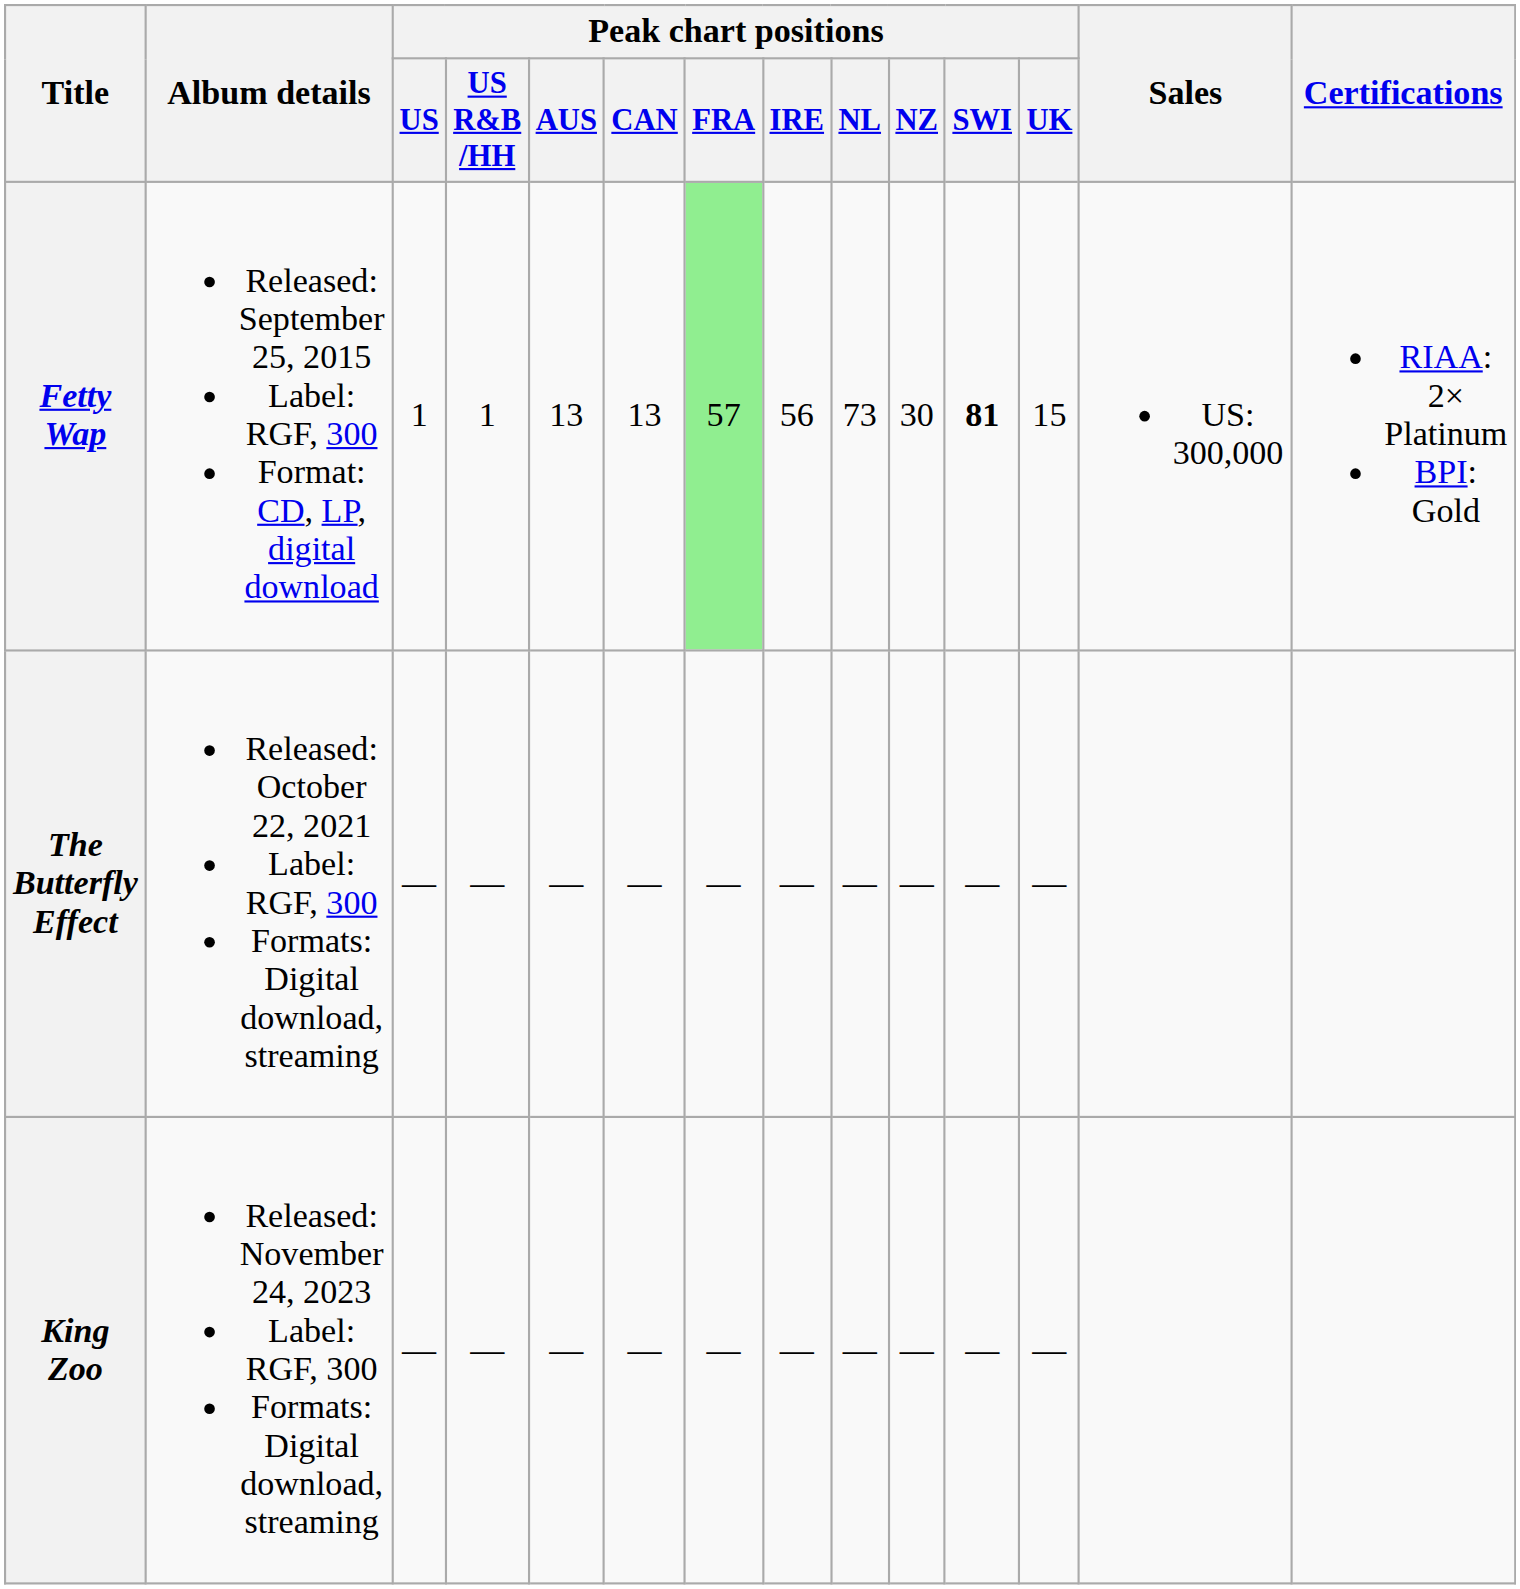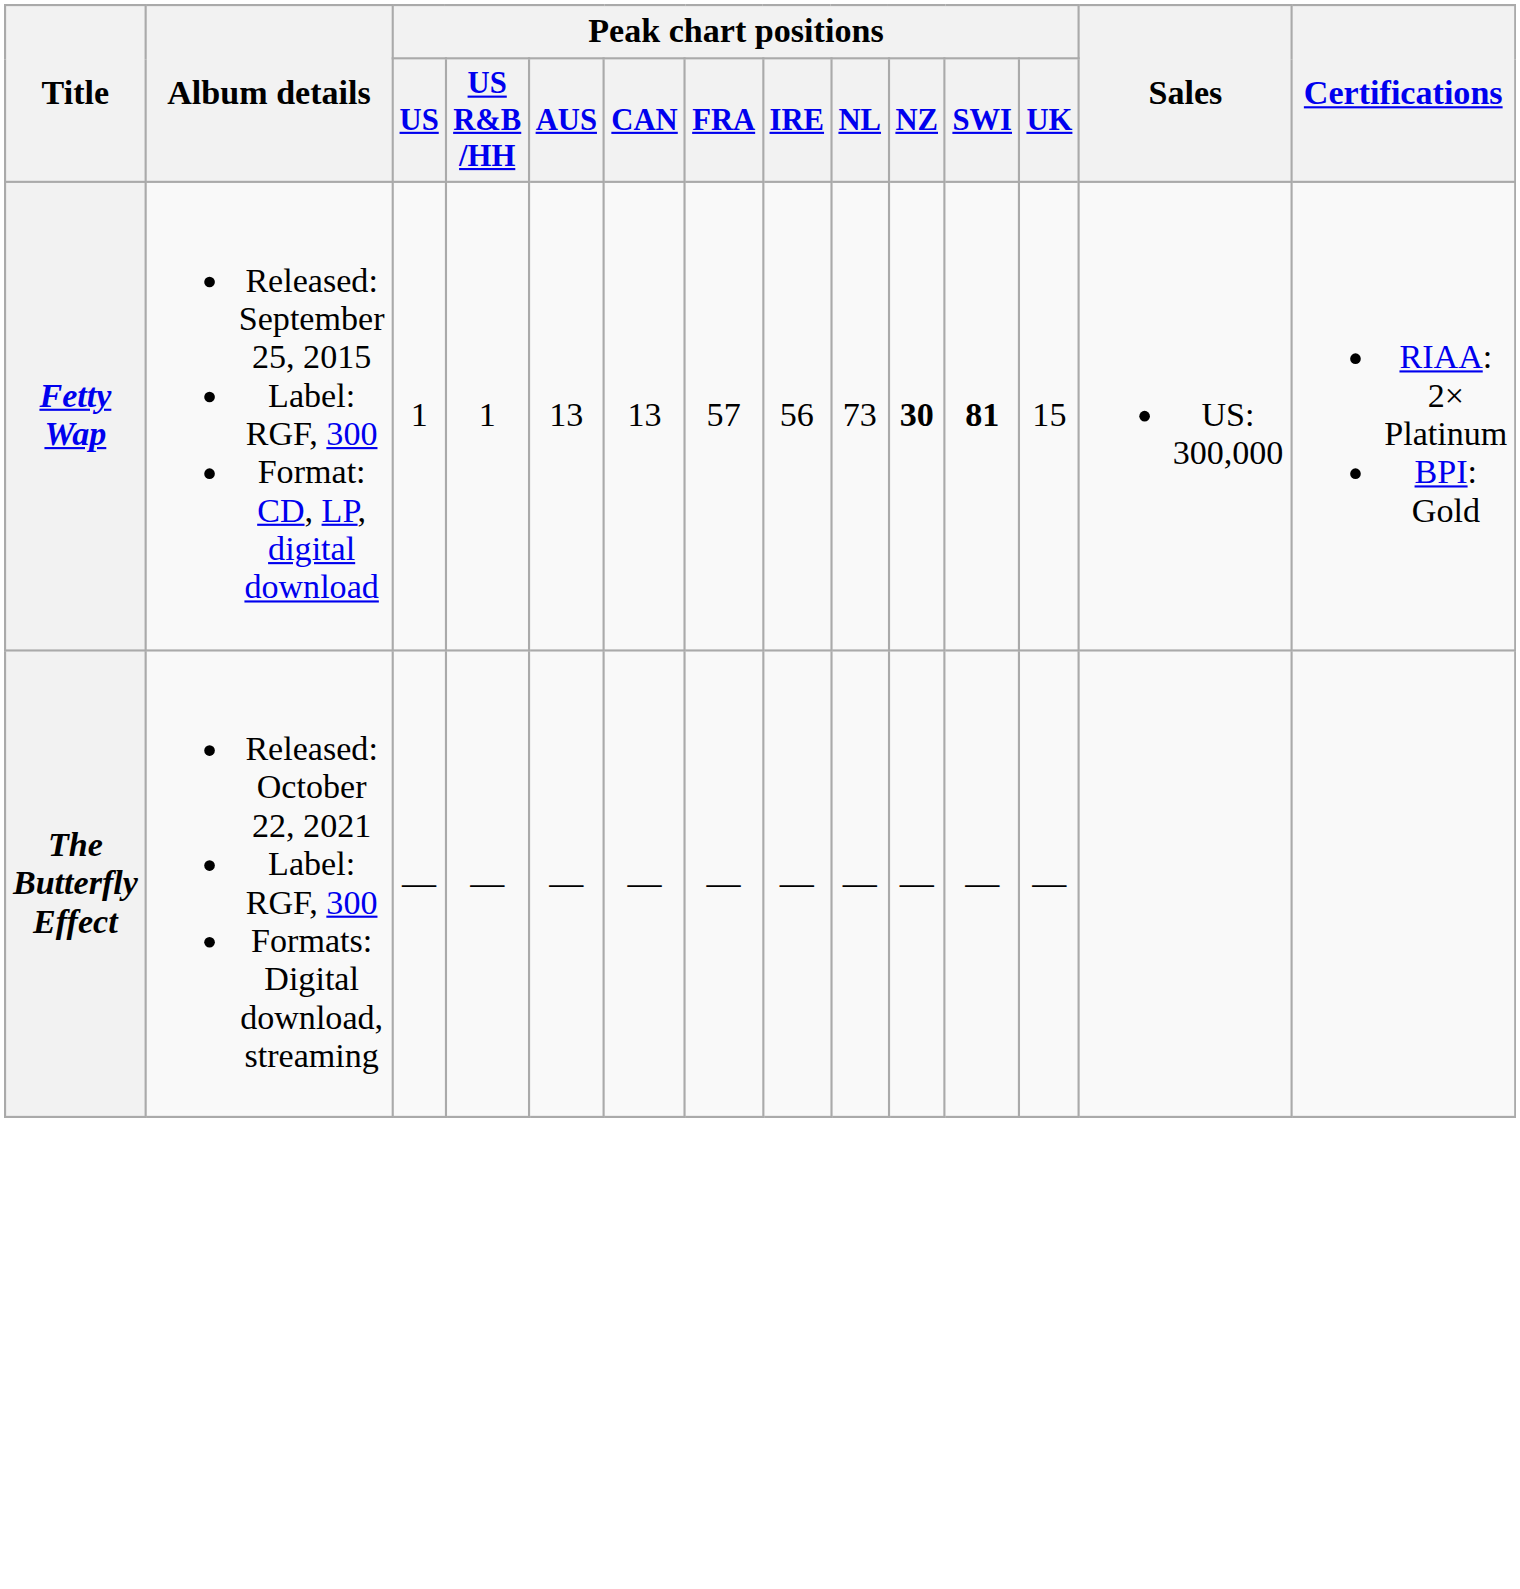(724, 415) lightgreen background -> (724, 415) no background
(917, 415) normal -> (917, 415) bold
- row: (75, 1349)
